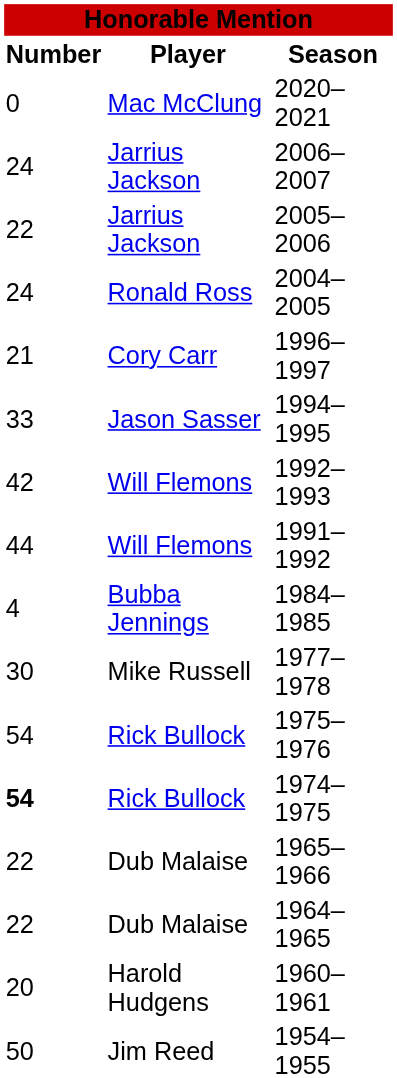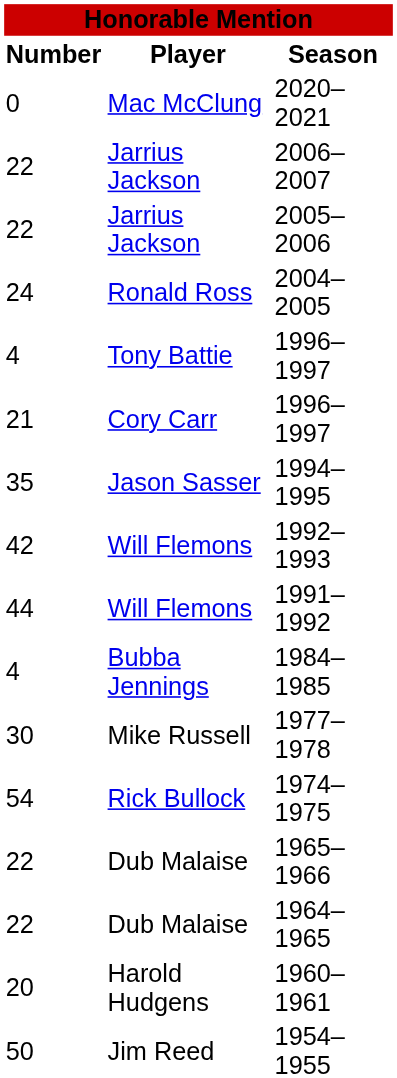(20, 166) 24 -> (20, 166) 22
+ row: (170, 356)
(20, 419) 33 -> (20, 482) 35
- row: (176, 735)
(20, 798) bold -> (20, 798) normal
